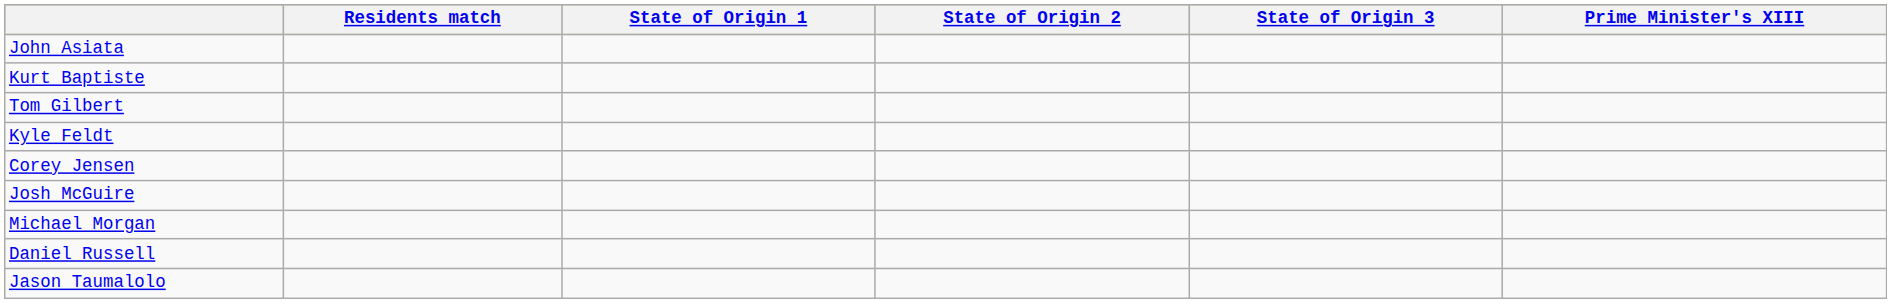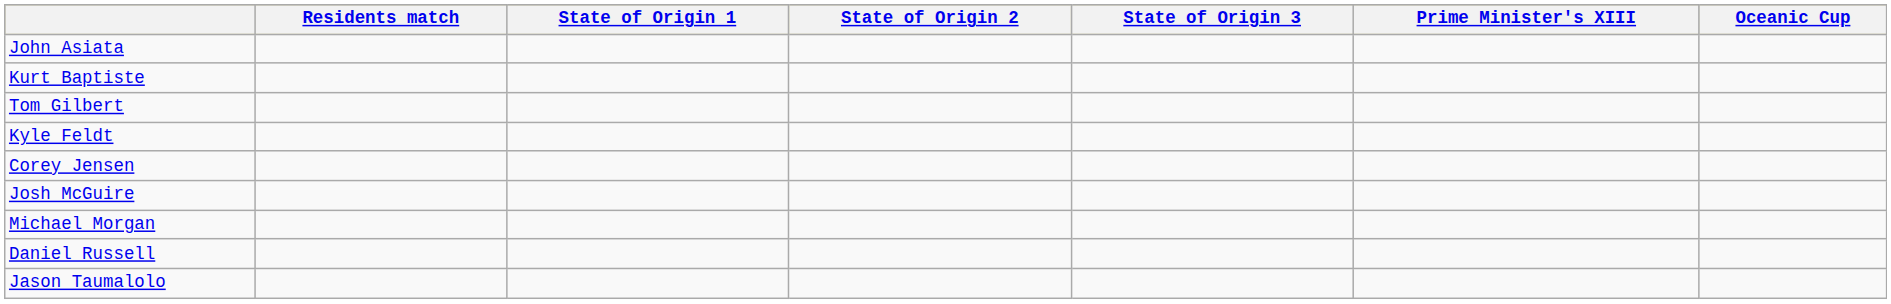+ column: (1793, 19)
